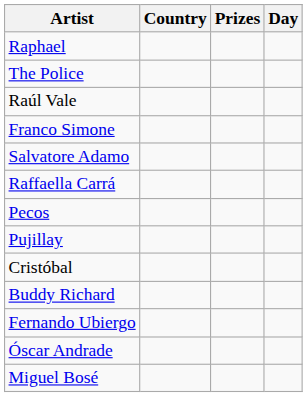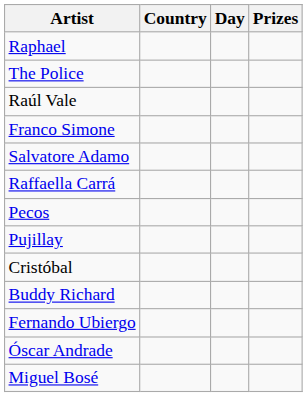columns swapped: (283, 18) <-> (237, 18)
